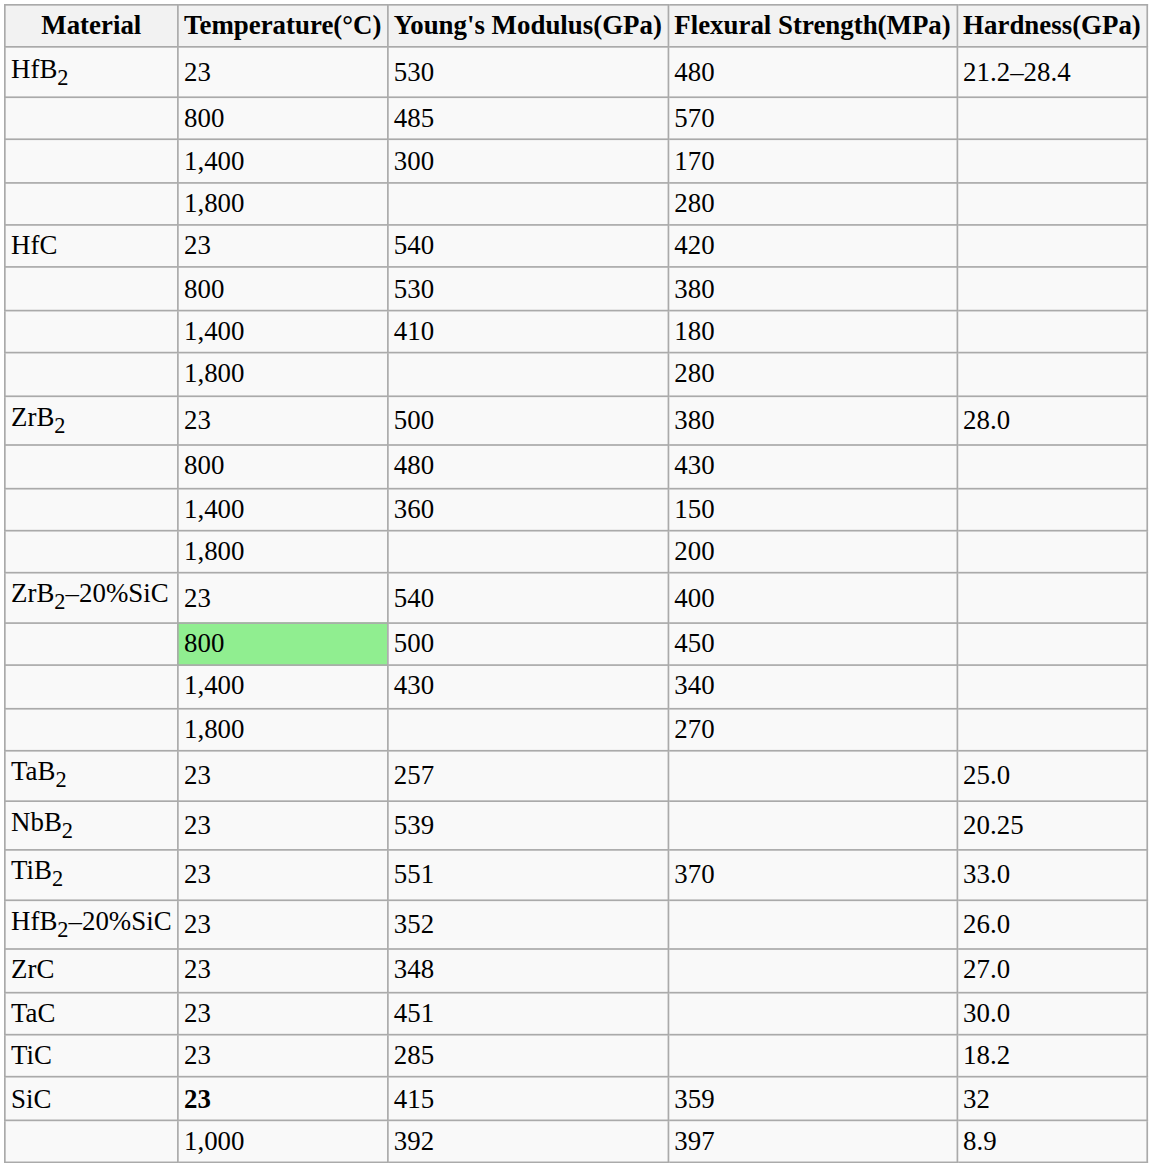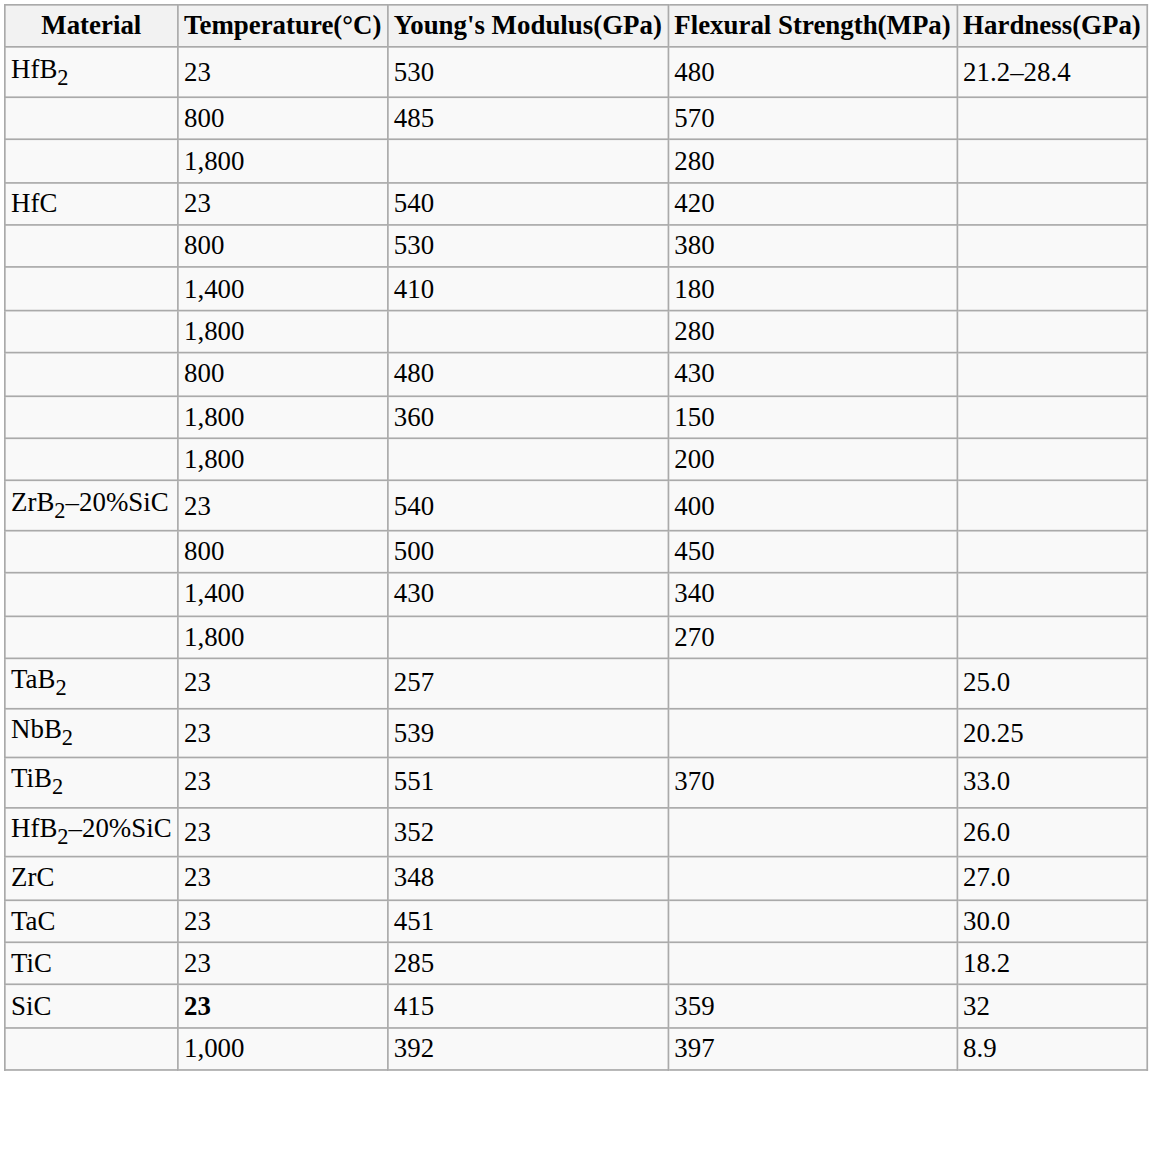- row: (414, 160)
- row: (414, 420)
(214, 508) 1,400 -> (214, 416) 1,800
(204, 643) lightgreen background -> (204, 551) no background
